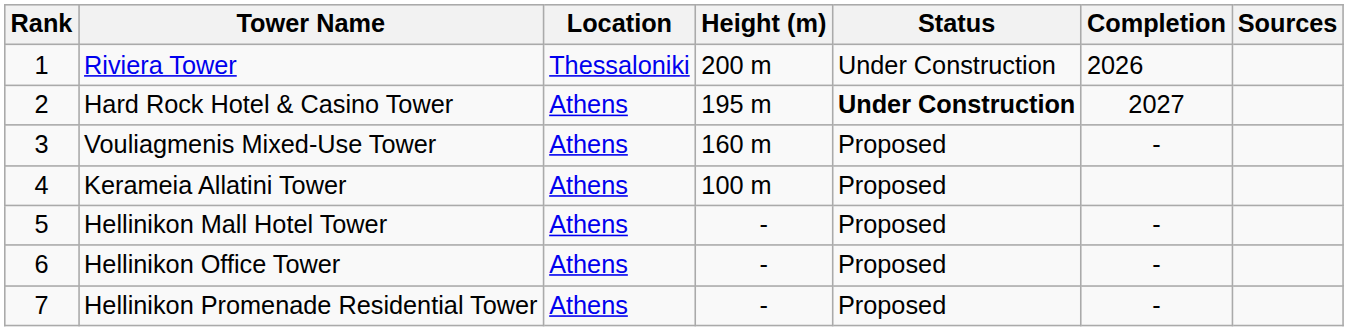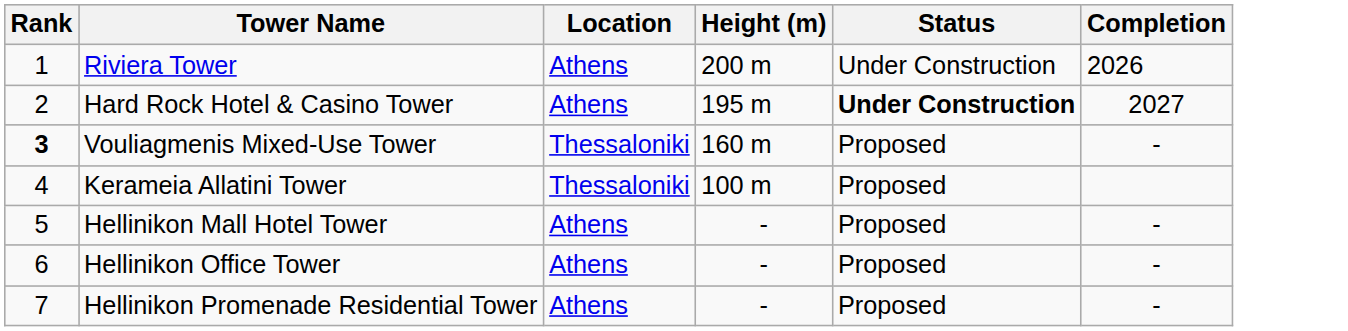- column: (1288, 24)
(619, 64) Thessaloniki -> (589, 64) Athens
(42, 144) normal -> (42, 144) bold
(589, 144) Athens -> (619, 144) Thessaloniki
(589, 184) Athens -> (619, 184) Thessaloniki
